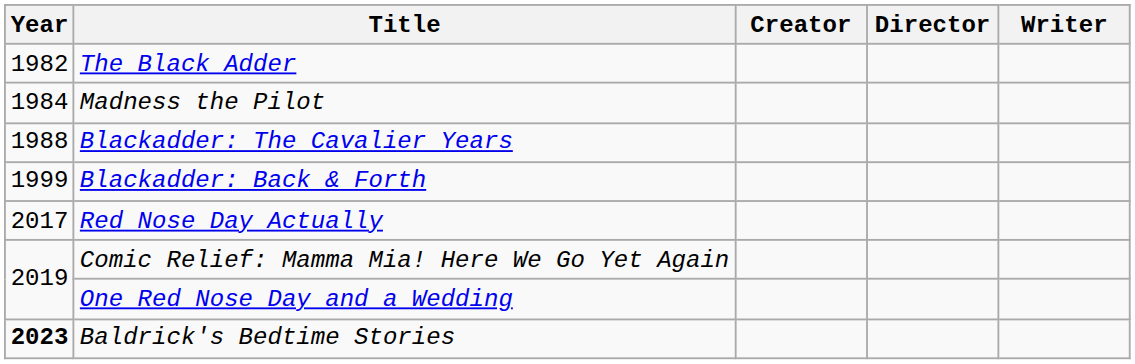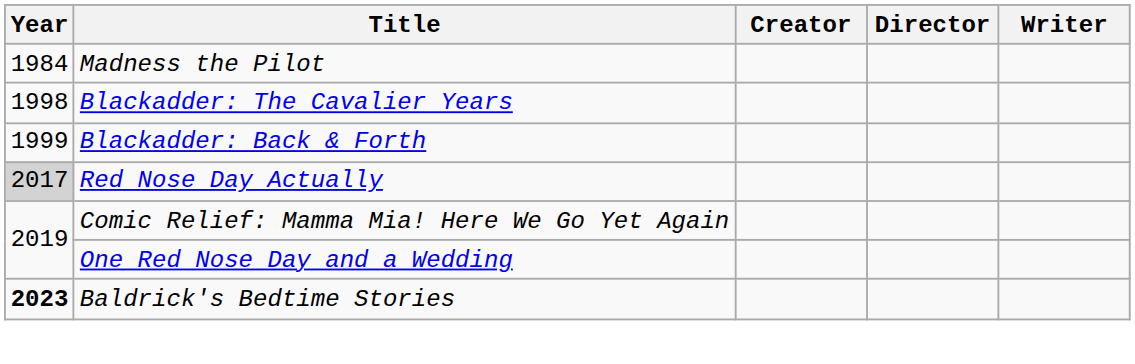- row: (188, 64)
(40, 142) 1988 -> (40, 103) 1998
(40, 221) no background -> (40, 181) lightgrey background
